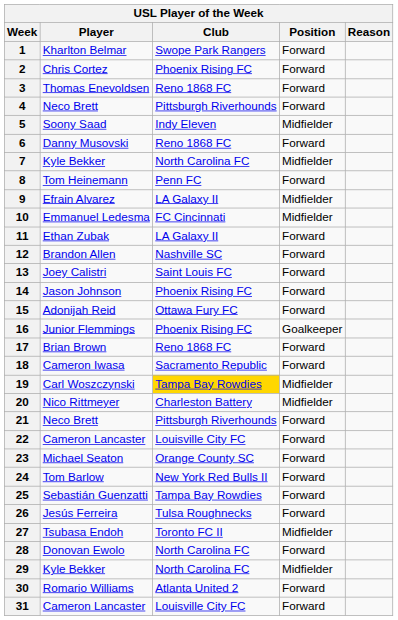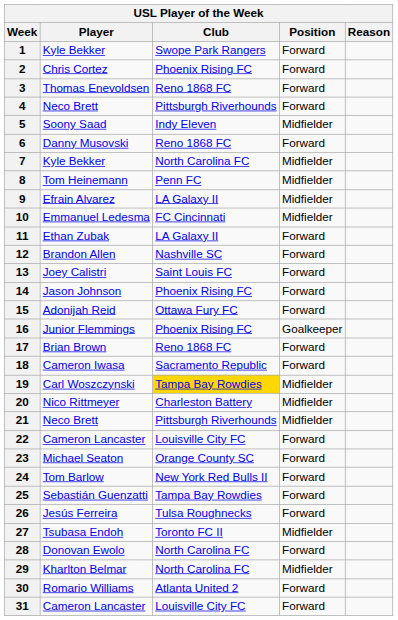(85, 50) Kharlton Belmar -> (74, 50) Kyle Bekker
(303, 180) Forward -> (307, 180) Midfielder
(303, 421) Forward -> (307, 421) Midfielder
(74, 569) Kyle Bekker -> (85, 569) Kharlton Belmar
